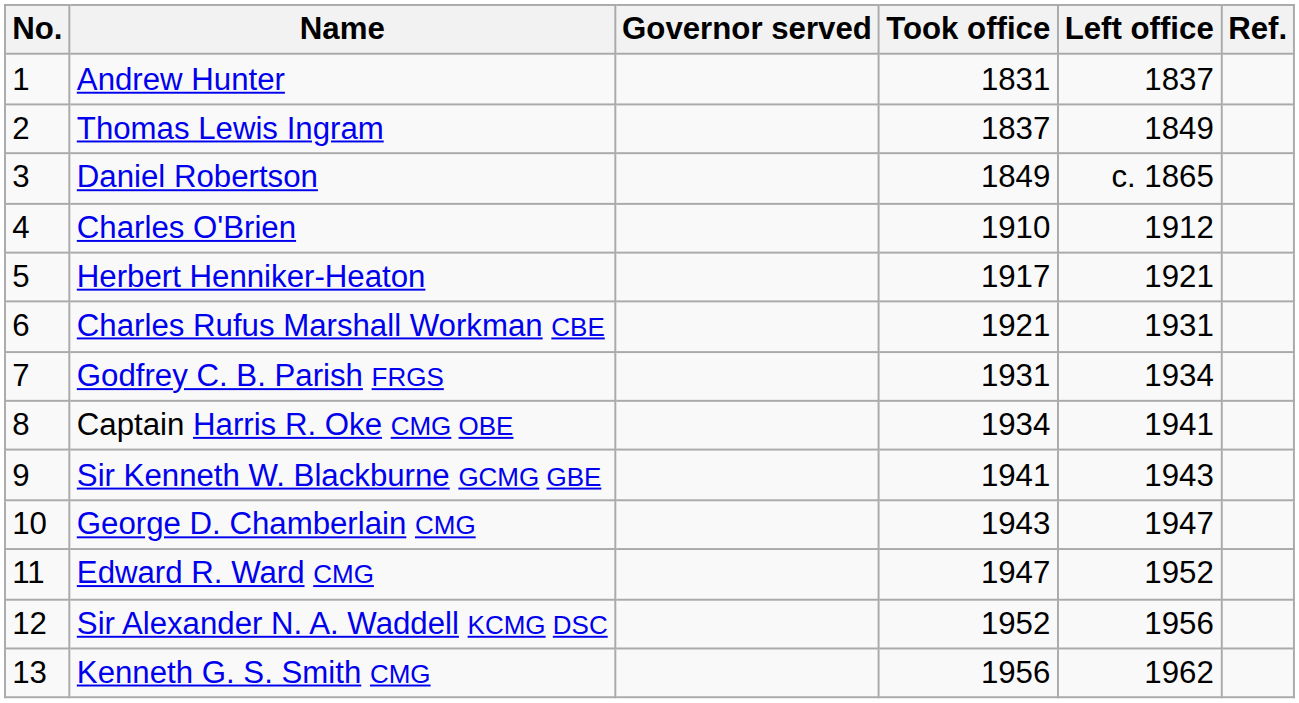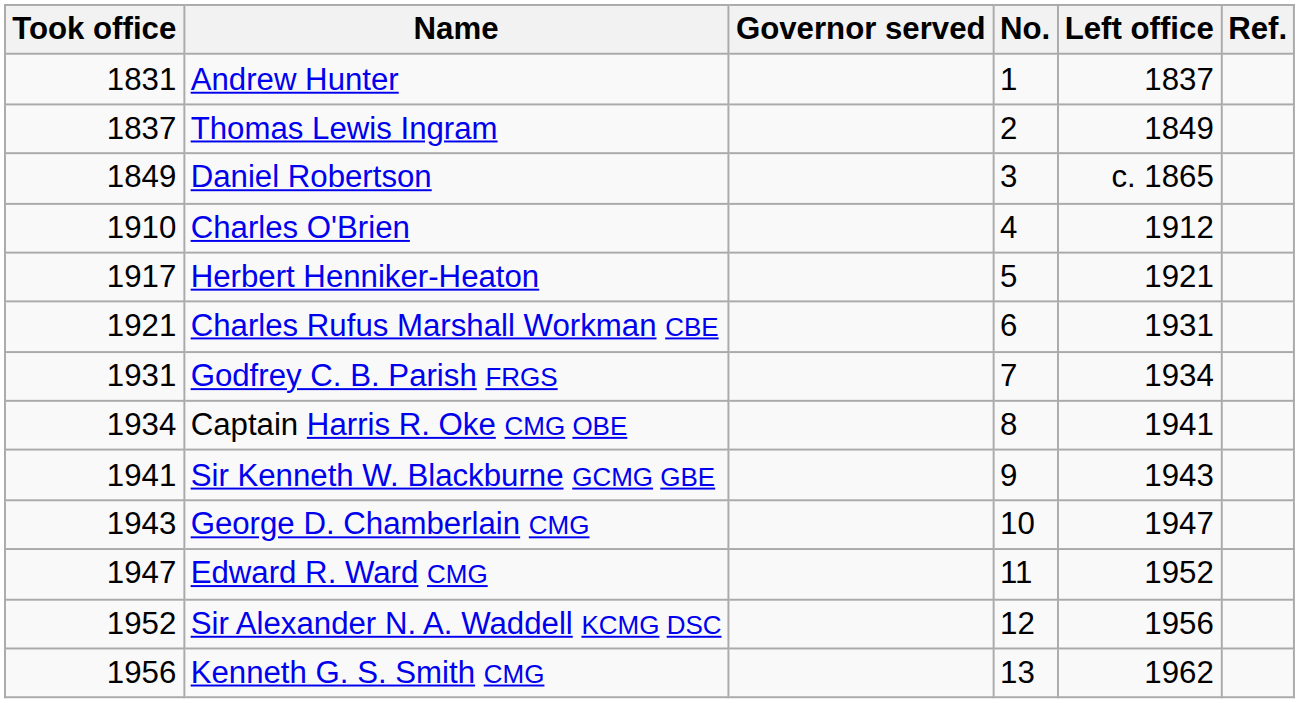columns swapped: (37, 29) <-> (968, 29)
